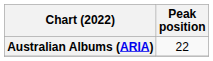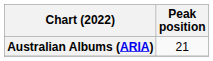(182, 46) 22 -> (182, 46) 21
